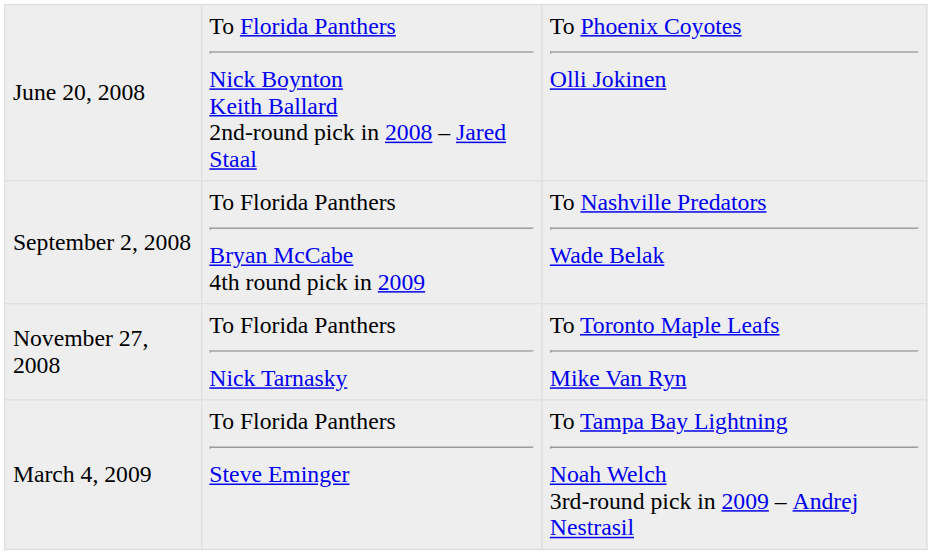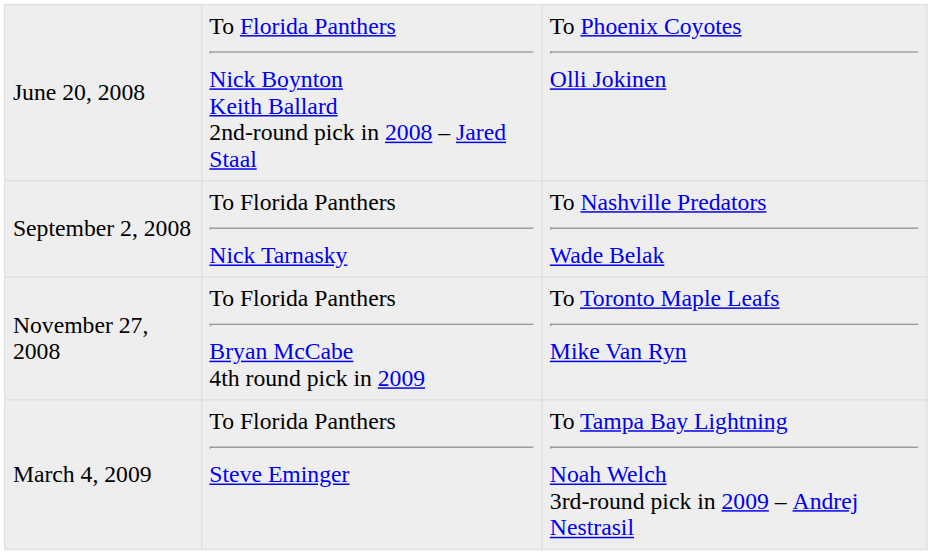(371, 242) To Florida Panthers Bryan McCabe 4th round pick in 2009 -> (371, 228) To Florida Panthers Nick Tarnasky
(371, 351) To Florida Panthers Nick Tarnasky -> (371, 338) To Florida Panthers Bryan McCabe 4th round pick in 2009
